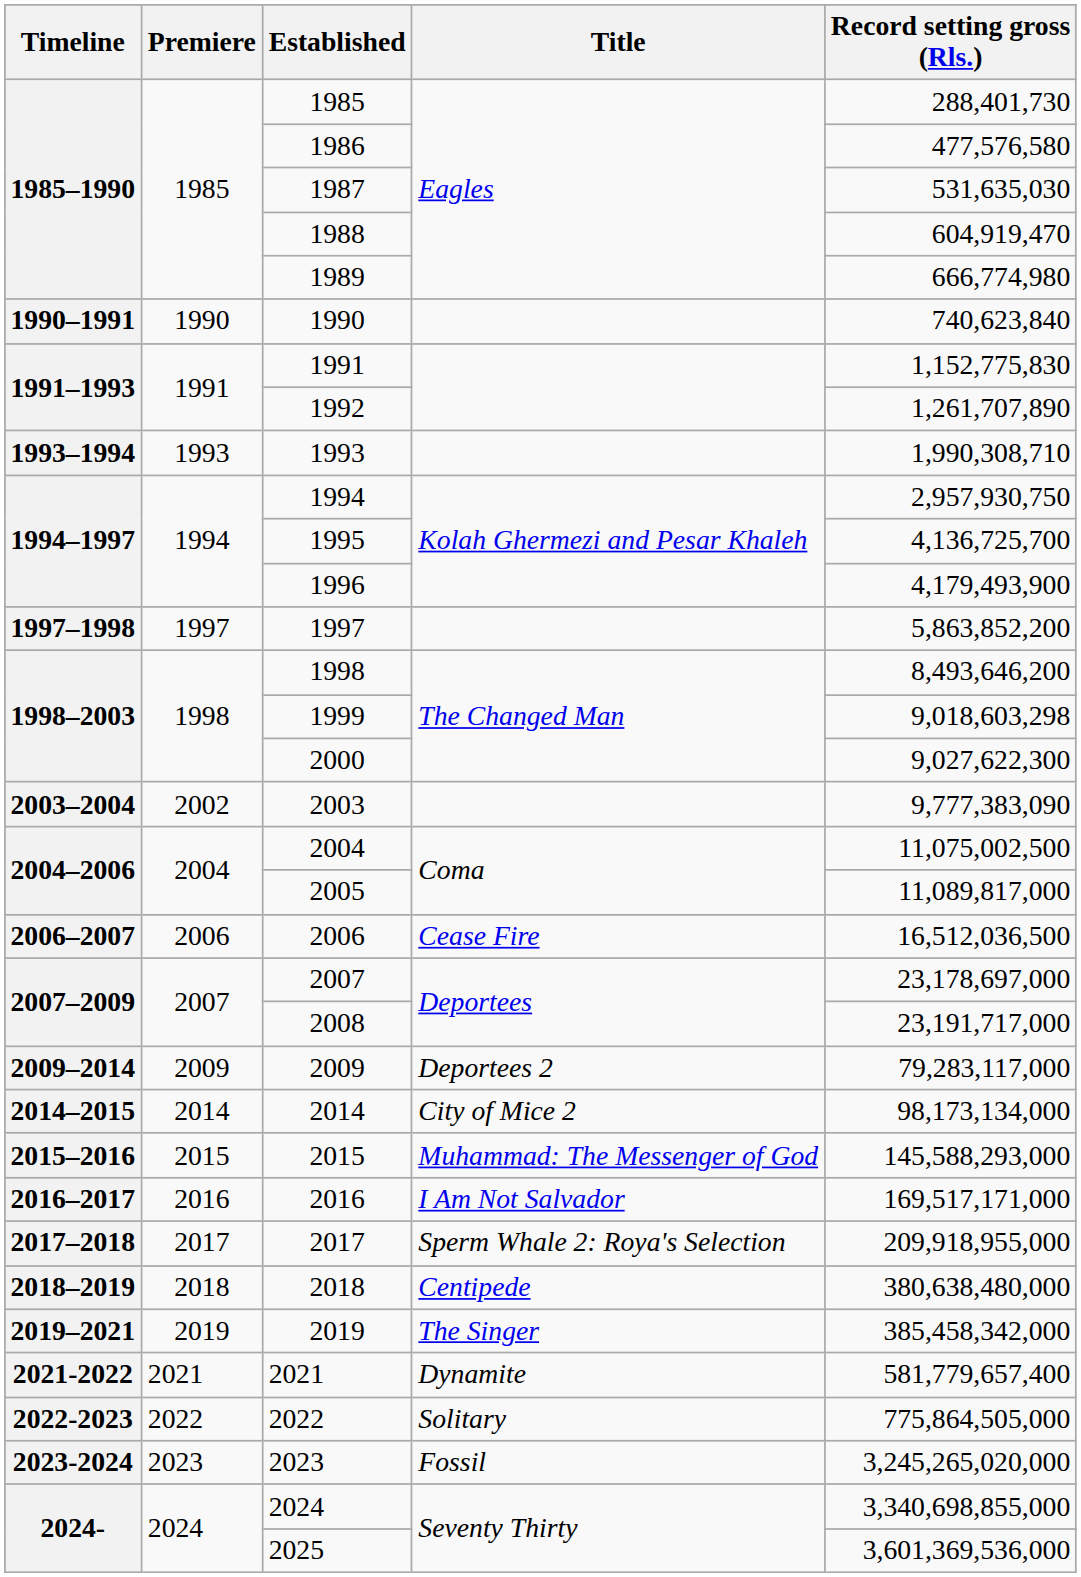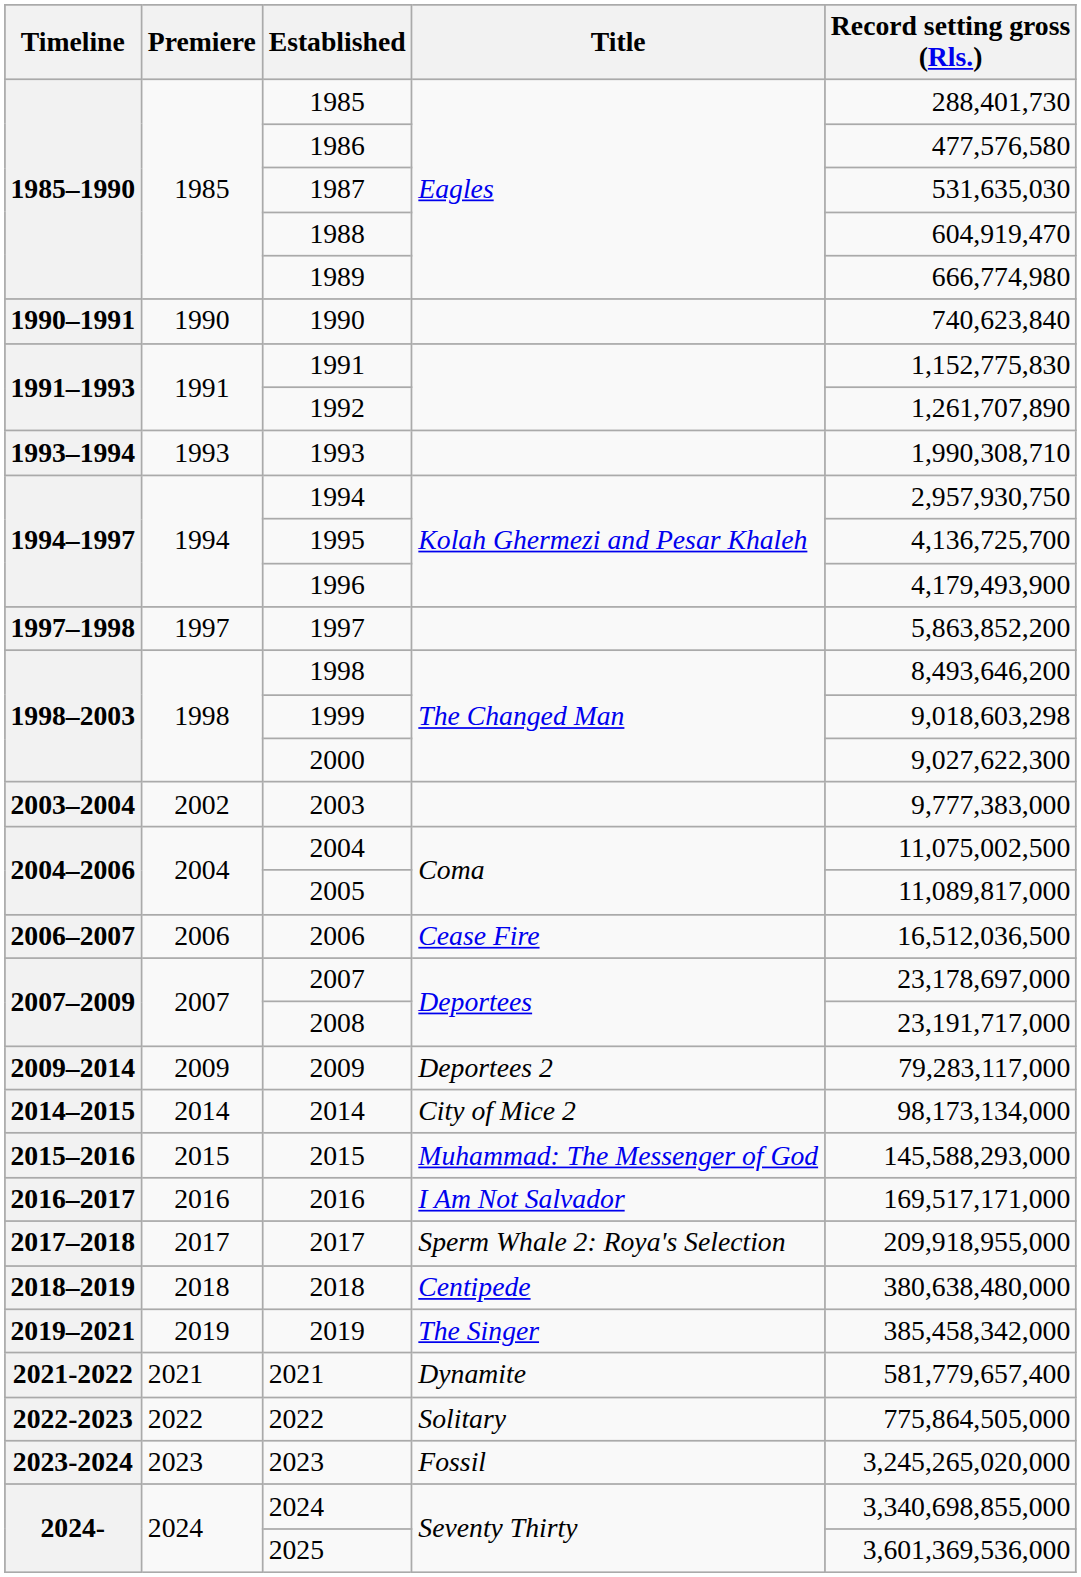(991, 803) 9,777,383,090 -> (991, 803) 9,777,383,000
